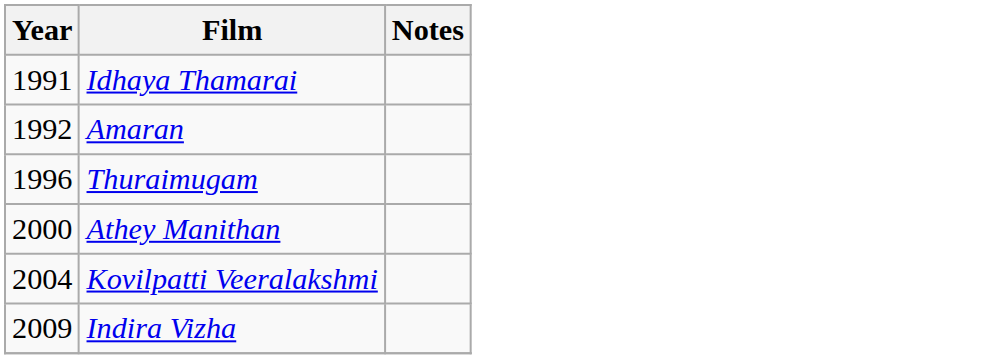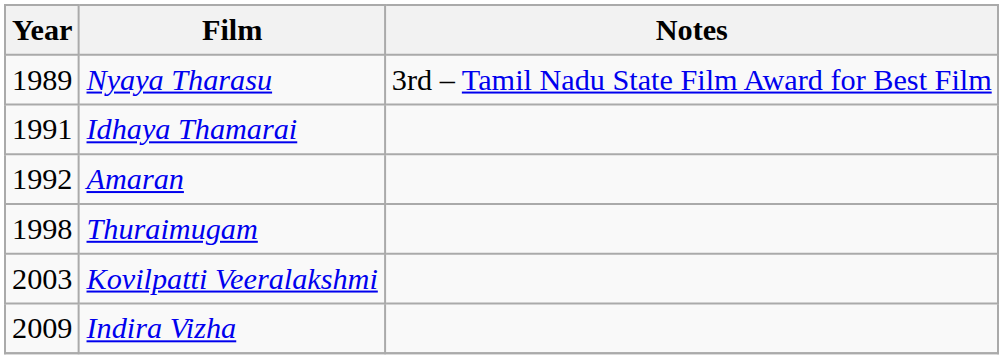+ row: (179, 79)
(42, 179) 1996 -> (42, 229) 1998
- row: (183, 229)
(42, 278) 2004 -> (42, 278) 2003
